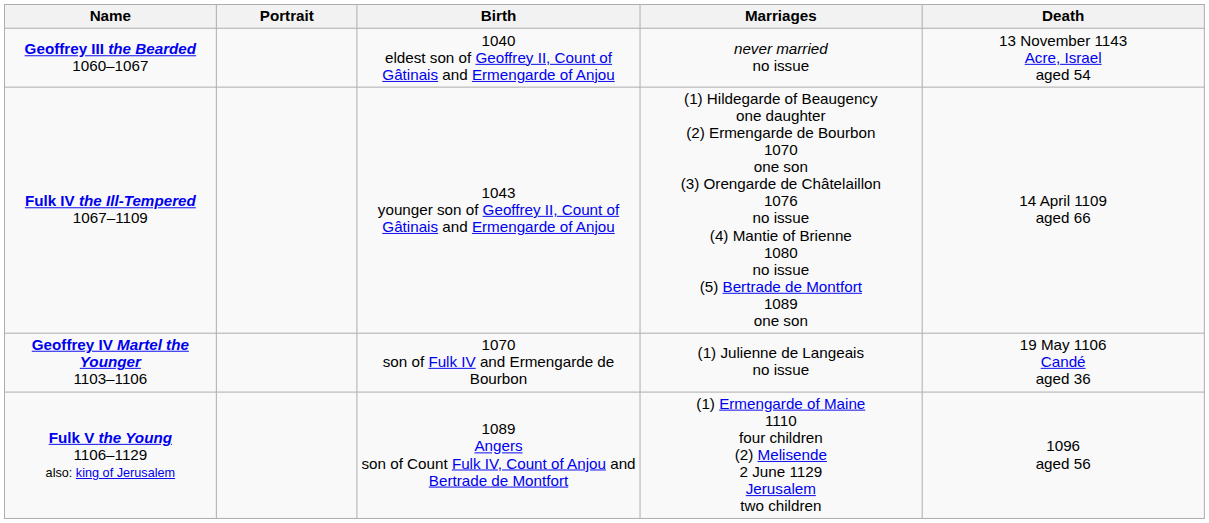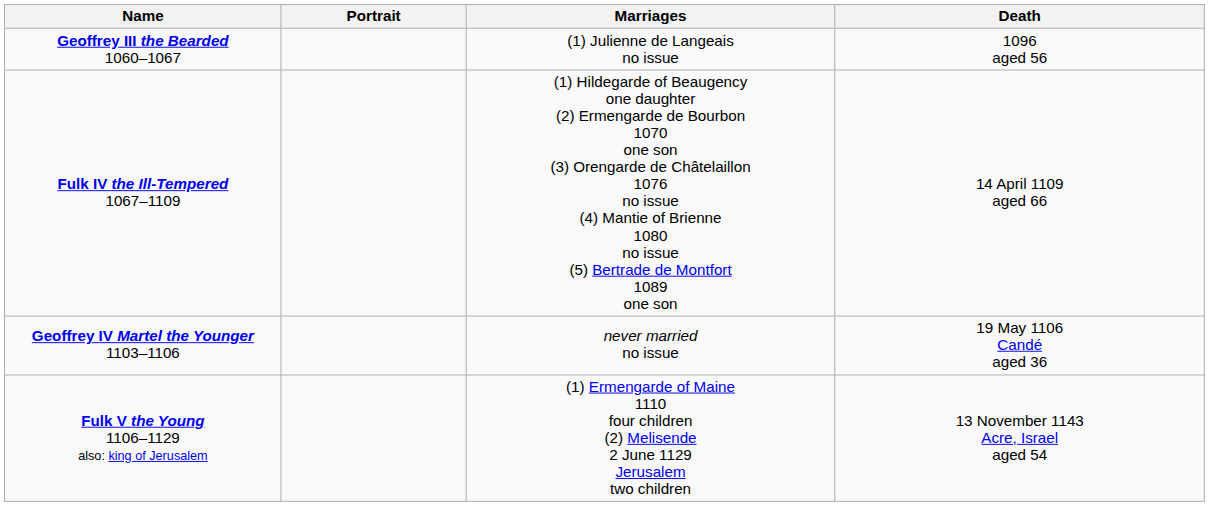- column: (499, 16)
(781, 57) never married no issue -> (651, 49) (1) Julienne de Langeais no issue
(1063, 57) 13 November 1143 Acre, Israel aged 54 -> (1020, 49) 1096 aged 56
(781, 362) (1) Julienne de Langeais no issue -> (651, 345) never married no issue
(1063, 454) 1096 aged 56 -> (1020, 437) 13 November 1143 Acre, Israel aged 54
